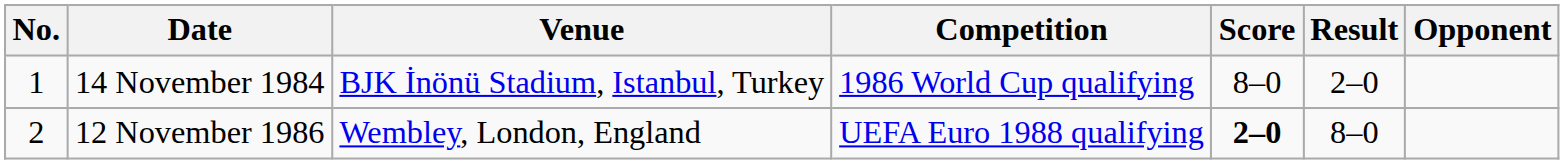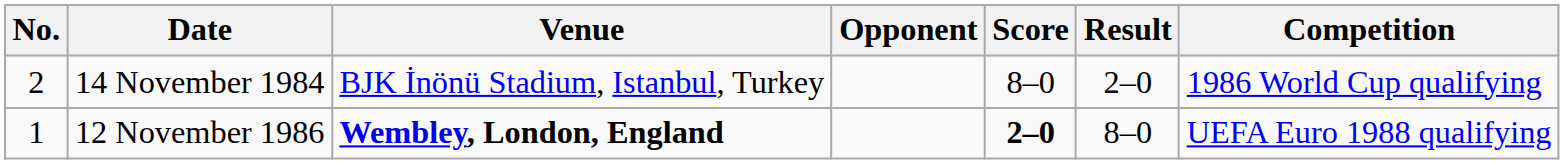columns swapped: (1482, 30) <-> (1022, 30)
(36, 81) 1 -> (36, 81) 2
(36, 132) 2 -> (36, 132) 1
(520, 132) normal -> (532, 132) bold
